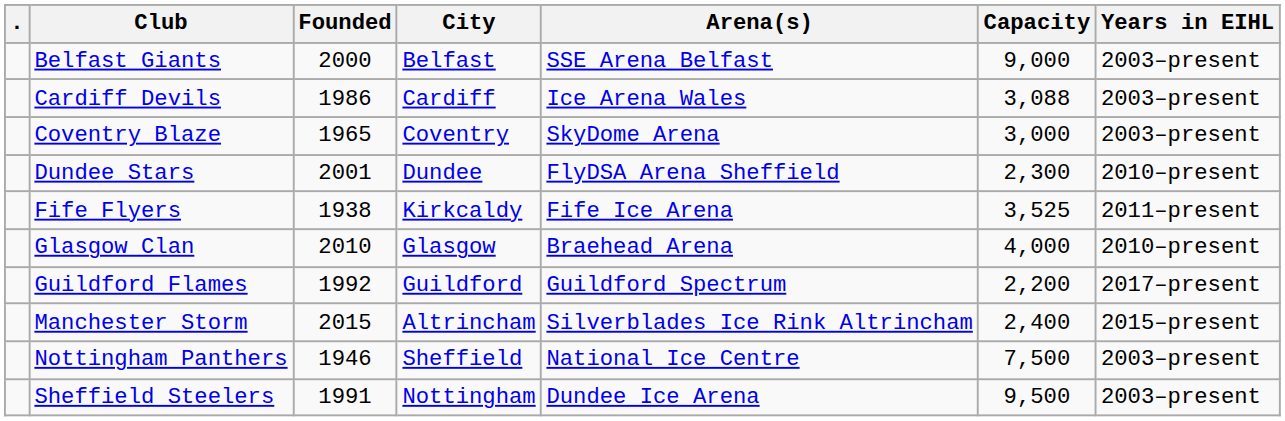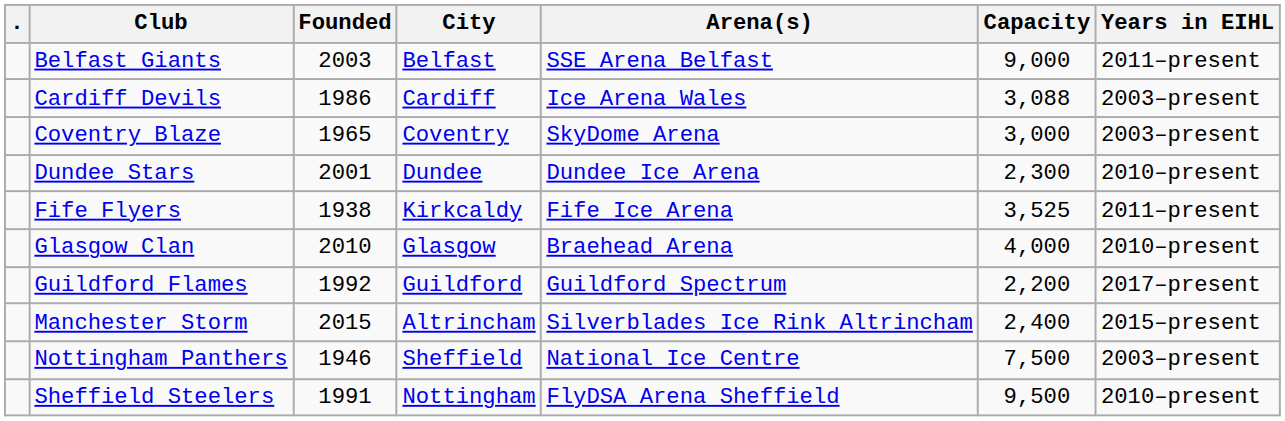(345, 61) 2000 -> (345, 61) 2003
(1181, 61) 2003–present -> (1181, 61) 2011–present
(693, 173) FlyDSA Arena Sheffield -> (653, 173) Dundee Ice Arena
(653, 397) Dundee Ice Arena -> (693, 397) FlyDSA Arena Sheffield
(1181, 397) 2003–present -> (1181, 397) 2010–present
